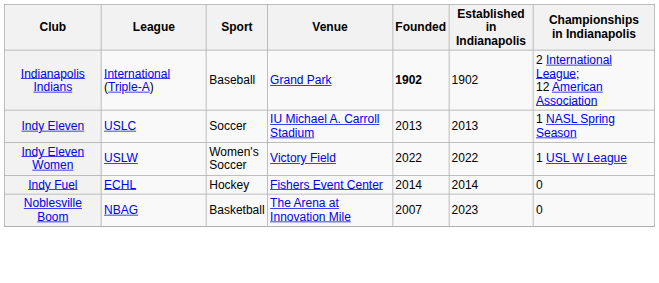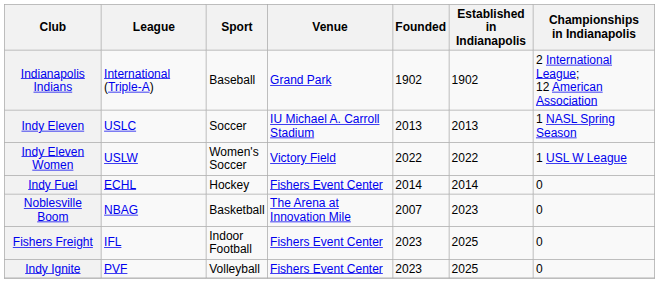(409, 80) bold -> (409, 80) normal
+ row: (53, 242)
+ row: (53, 268)
